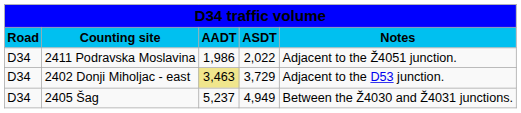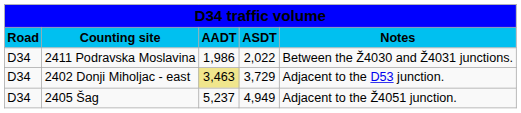(370, 57) Adjacent to the Ž4051 junction. -> (398, 57) Between the Ž4030 and Ž4031 junctions.
(398, 97) Between the Ž4030 and Ž4031 junctions. -> (370, 97) Adjacent to the Ž4051 junction.
